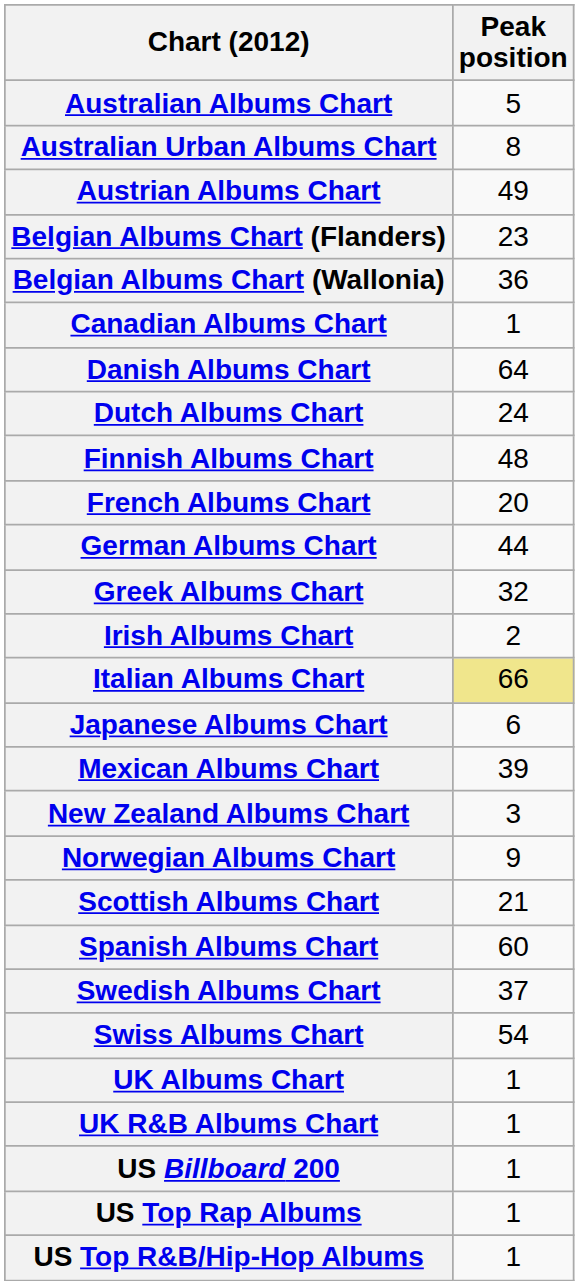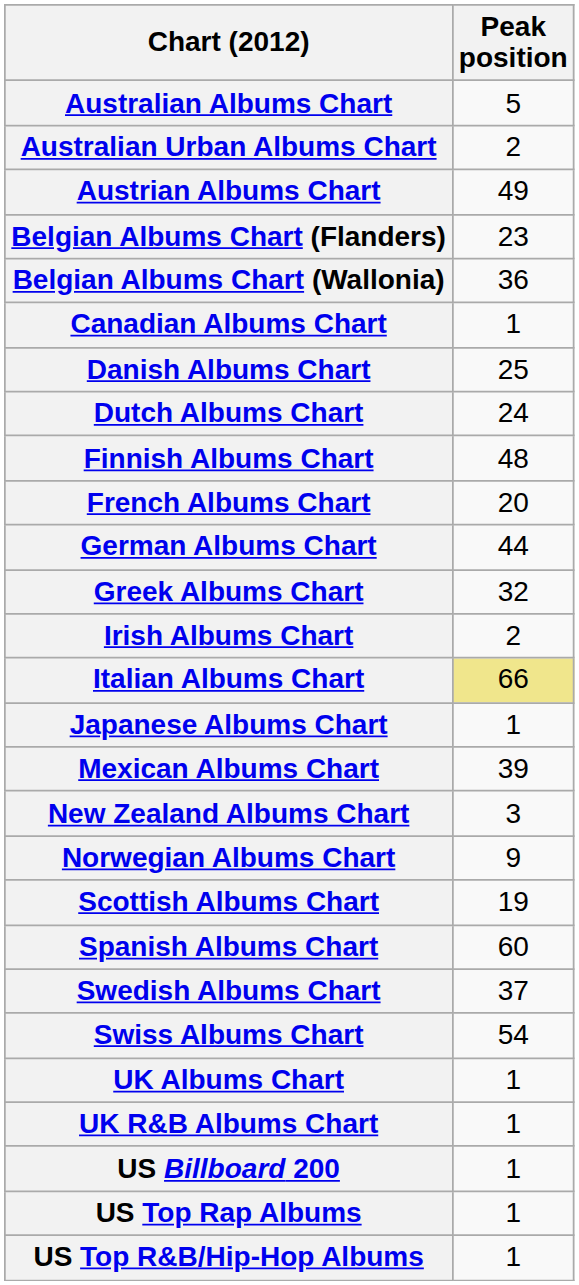(513, 147) 8 -> (513, 147) 2
(513, 369) 64 -> (513, 369) 25
(513, 724) 6 -> (513, 724) 1
(513, 901) 21 -> (513, 901) 19
